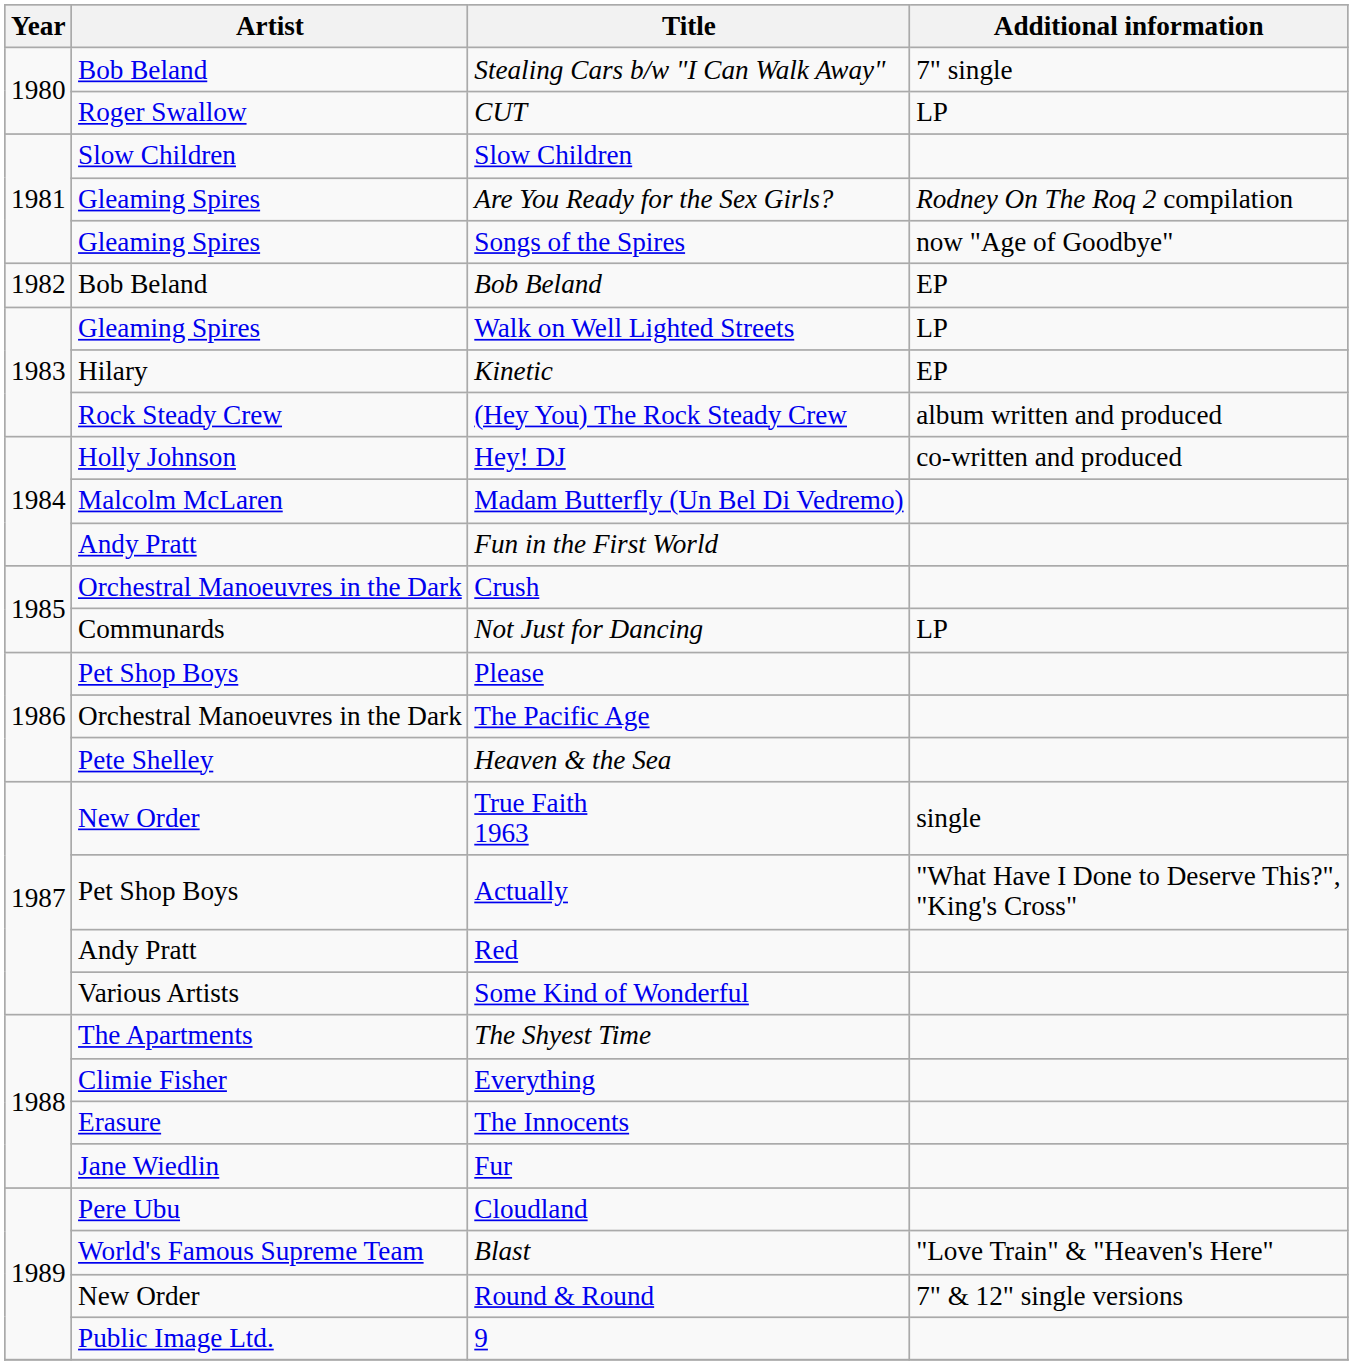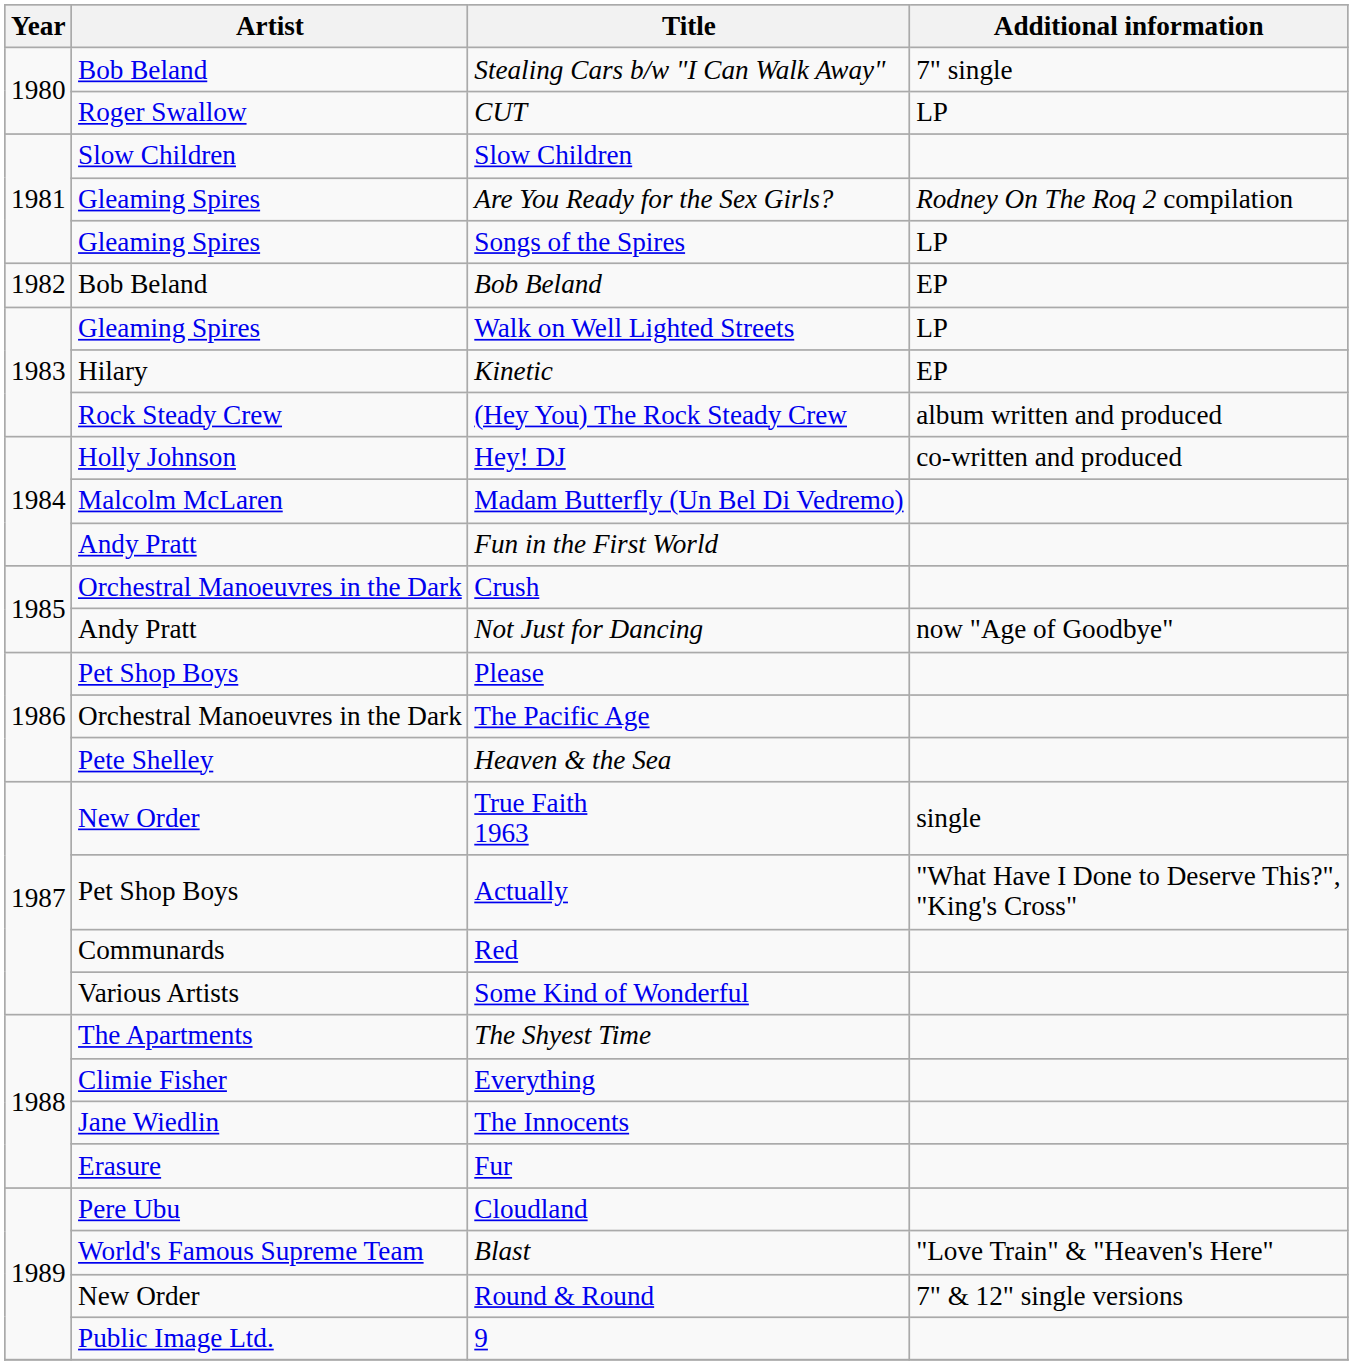(1045, 241) now "Age of Goodbye" -> (932, 241) LP
(151, 629) Communards -> (137, 629) Andy Pratt
(932, 629) LP -> (1045, 629) now "Age of Goodbye"
(137, 950) Andy Pratt -> (151, 950) Communards
(120, 1122) Erasure -> (149, 1122) Jane Wiedlin
(149, 1165) Jane Wiedlin -> (120, 1165) Erasure
